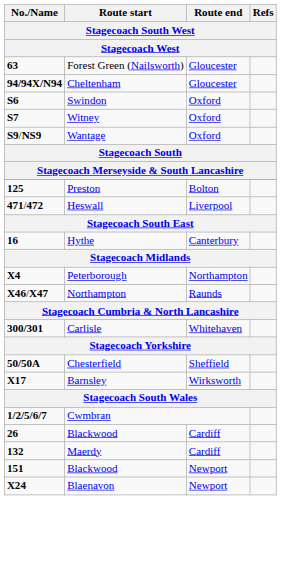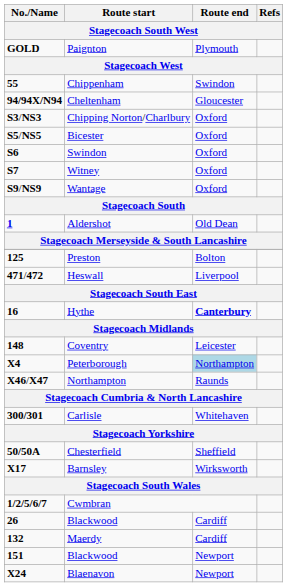+ row: (23, 48)
+ row: (12, 83)
- row: (12, 65)
+ row: (24, 118)
+ row: (24, 135)
+ row: (10, 223)
(214, 240) normal -> (223, 310) bold
+ row: (15, 345)
(218, 275) no background -> (225, 363) lightblue background
